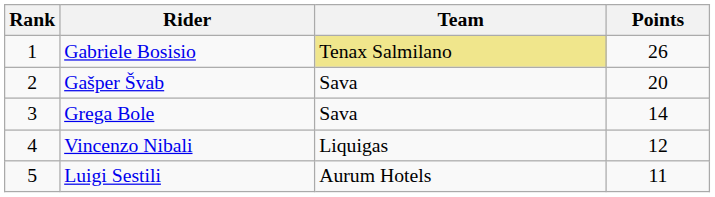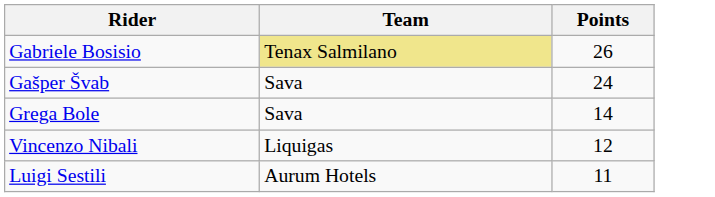- column: (32, 20)
(658, 82) 20 -> (603, 82) 24
